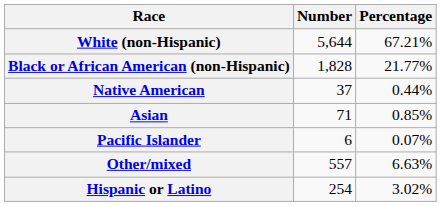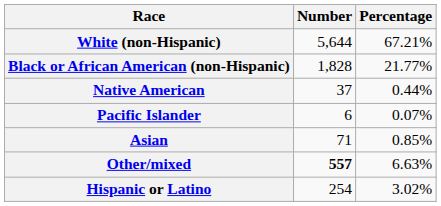rows swapped: (149, 115) <-> (149, 139)
(340, 164) normal -> (340, 164) bold
